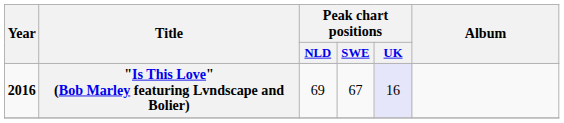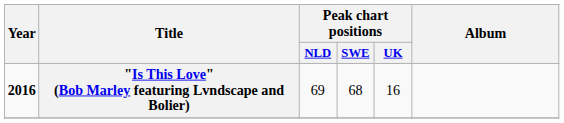(355, 90) 67 -> (355, 90) 68
(393, 90) lavender background -> (393, 90) no background
